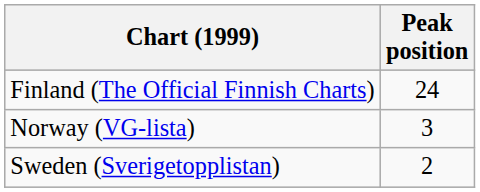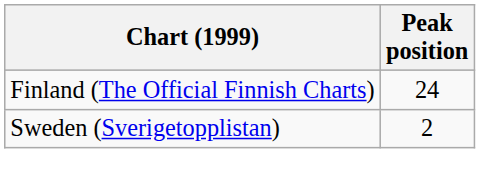- row: (103, 128)
